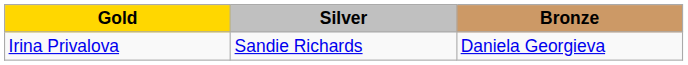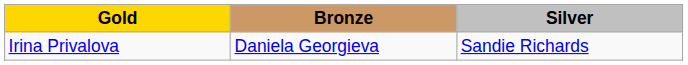columns swapped: (344, 18) <-> (570, 18)
